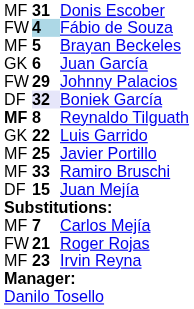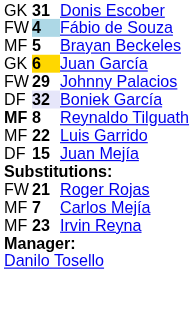(16, 10) MF -> (16, 10) GK
(36, 64) no background -> (36, 64) gold background
(16, 135) GK -> (16, 135) MF
- row: (108, 153)
- row: (115, 171)
rows swapped: (105, 243) <-> (105, 225)
